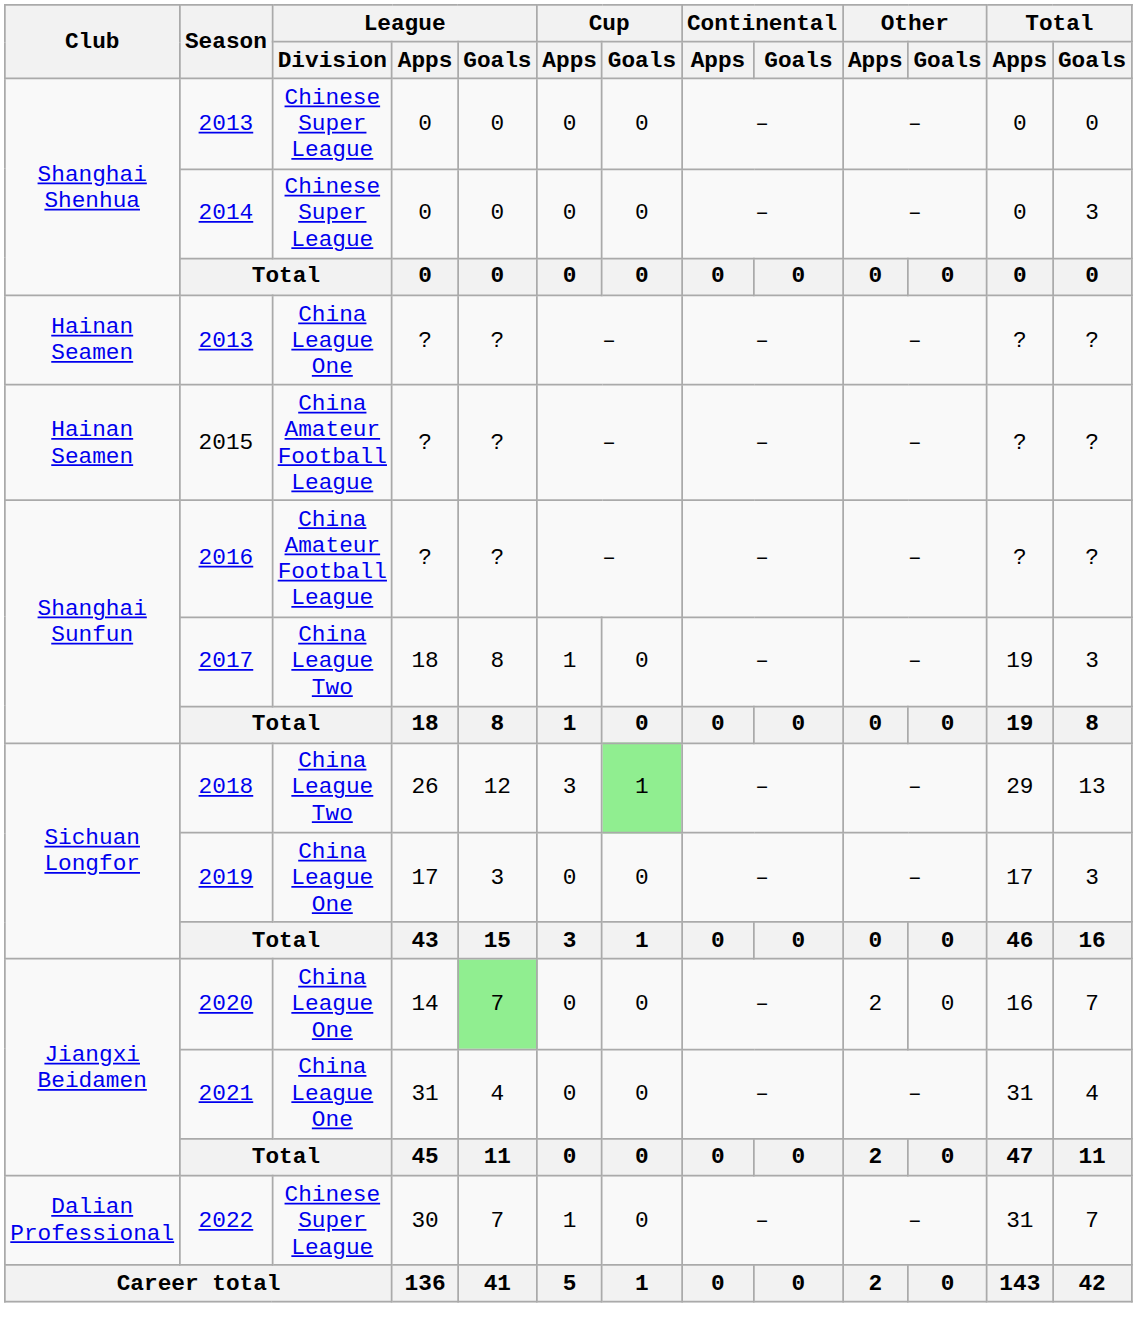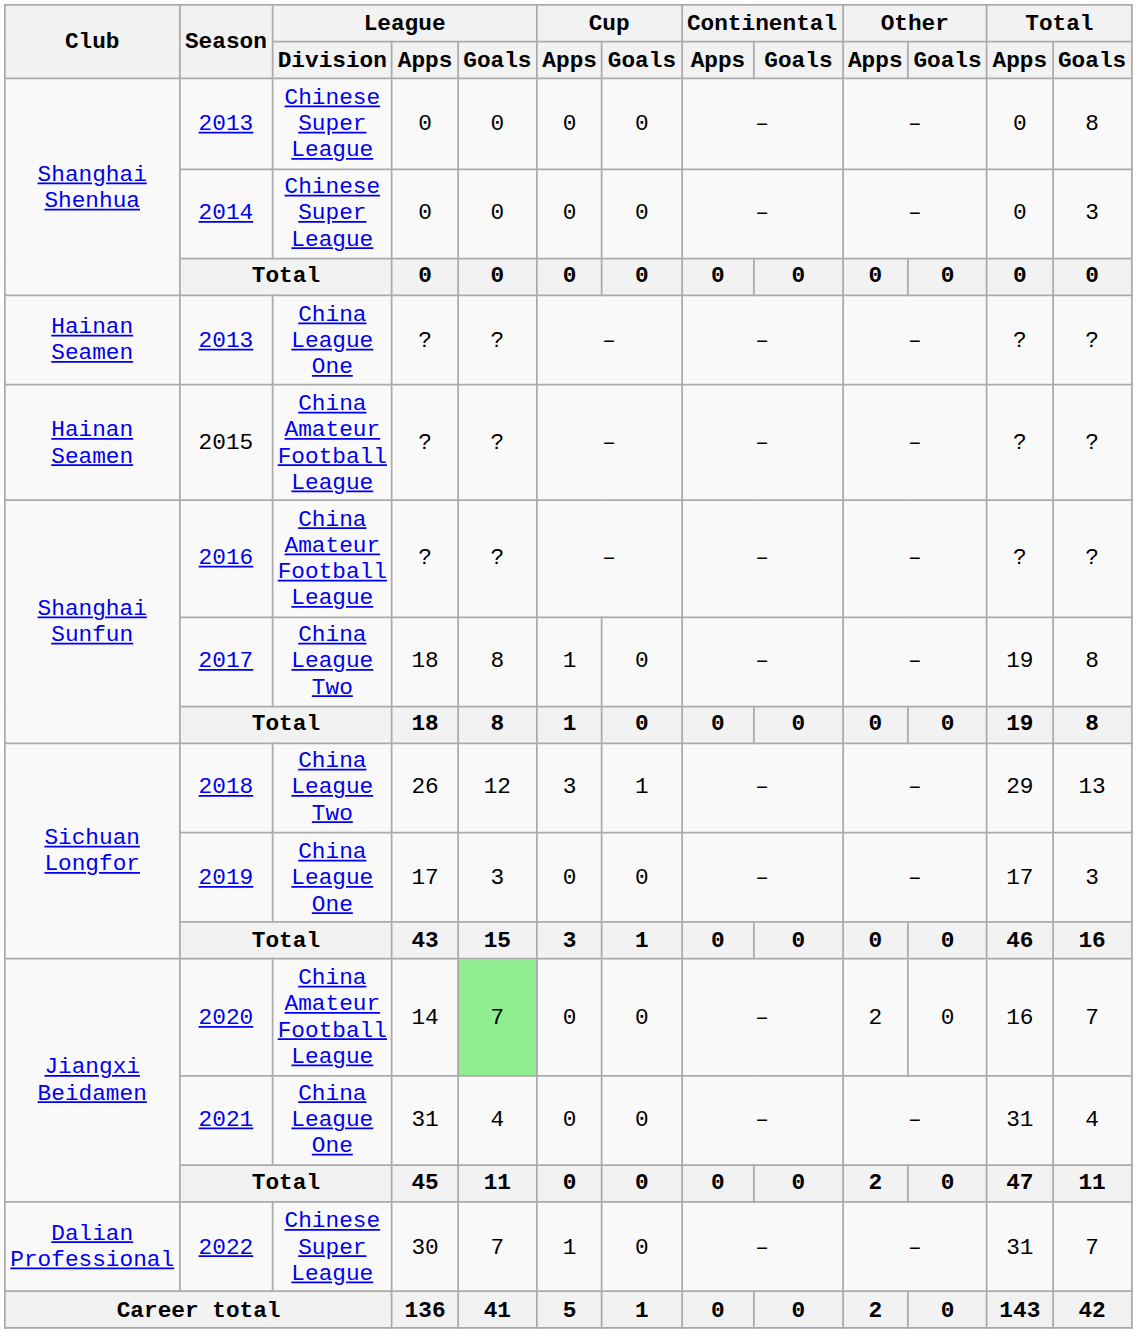(1092, 124) 0 -> (1092, 124) 8
(1092, 661) 3 -> (1092, 661) 8
(642, 788) lightgreen background -> (642, 788) no background
(332, 1004) China League One -> (332, 1017) China Amateur Football League
